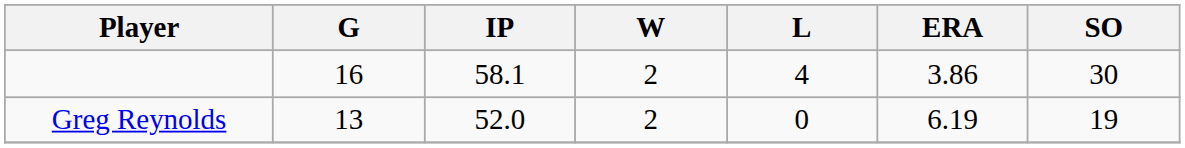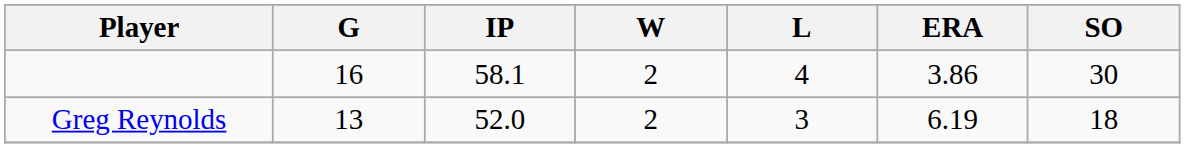(802, 119) 0 -> (802, 119) 3
(1104, 119) 19 -> (1104, 119) 18
